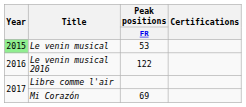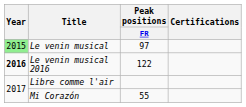(144, 46) 53 -> (144, 46) 97
(16, 64) normal -> (16, 64) bold
(144, 96) 69 -> (144, 96) 55
